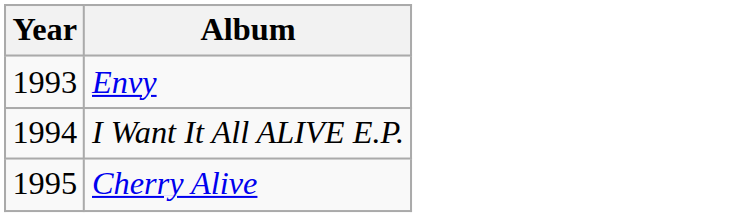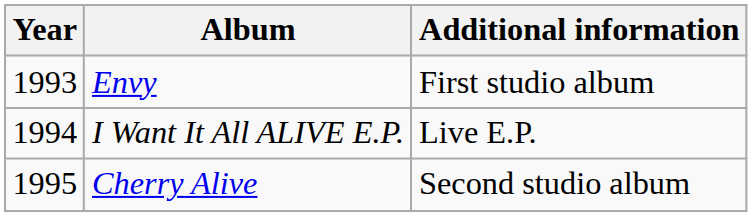+ column: (579, 30)
